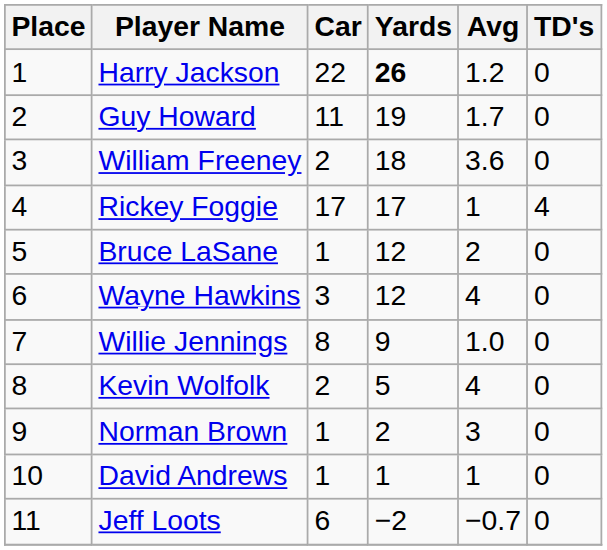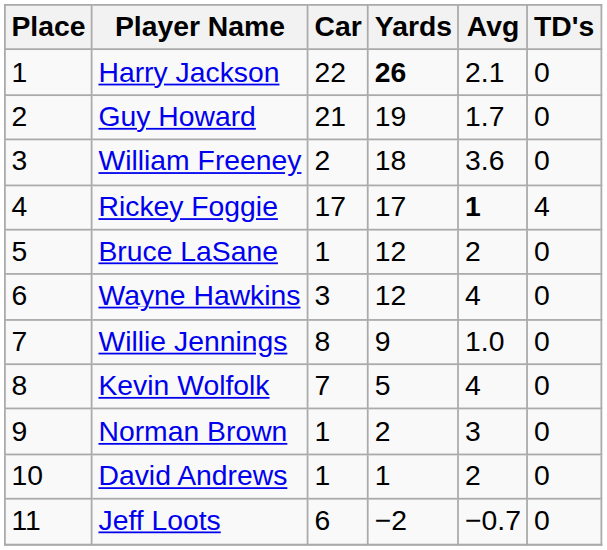(485, 71) 1.2 -> (485, 71) 2.1
(329, 116) 11 -> (330, 116) 21
(473, 206) normal -> (473, 206) bold
(322, 386) 2 -> (322, 386) 7
(473, 476) 1 -> (473, 476) 2
